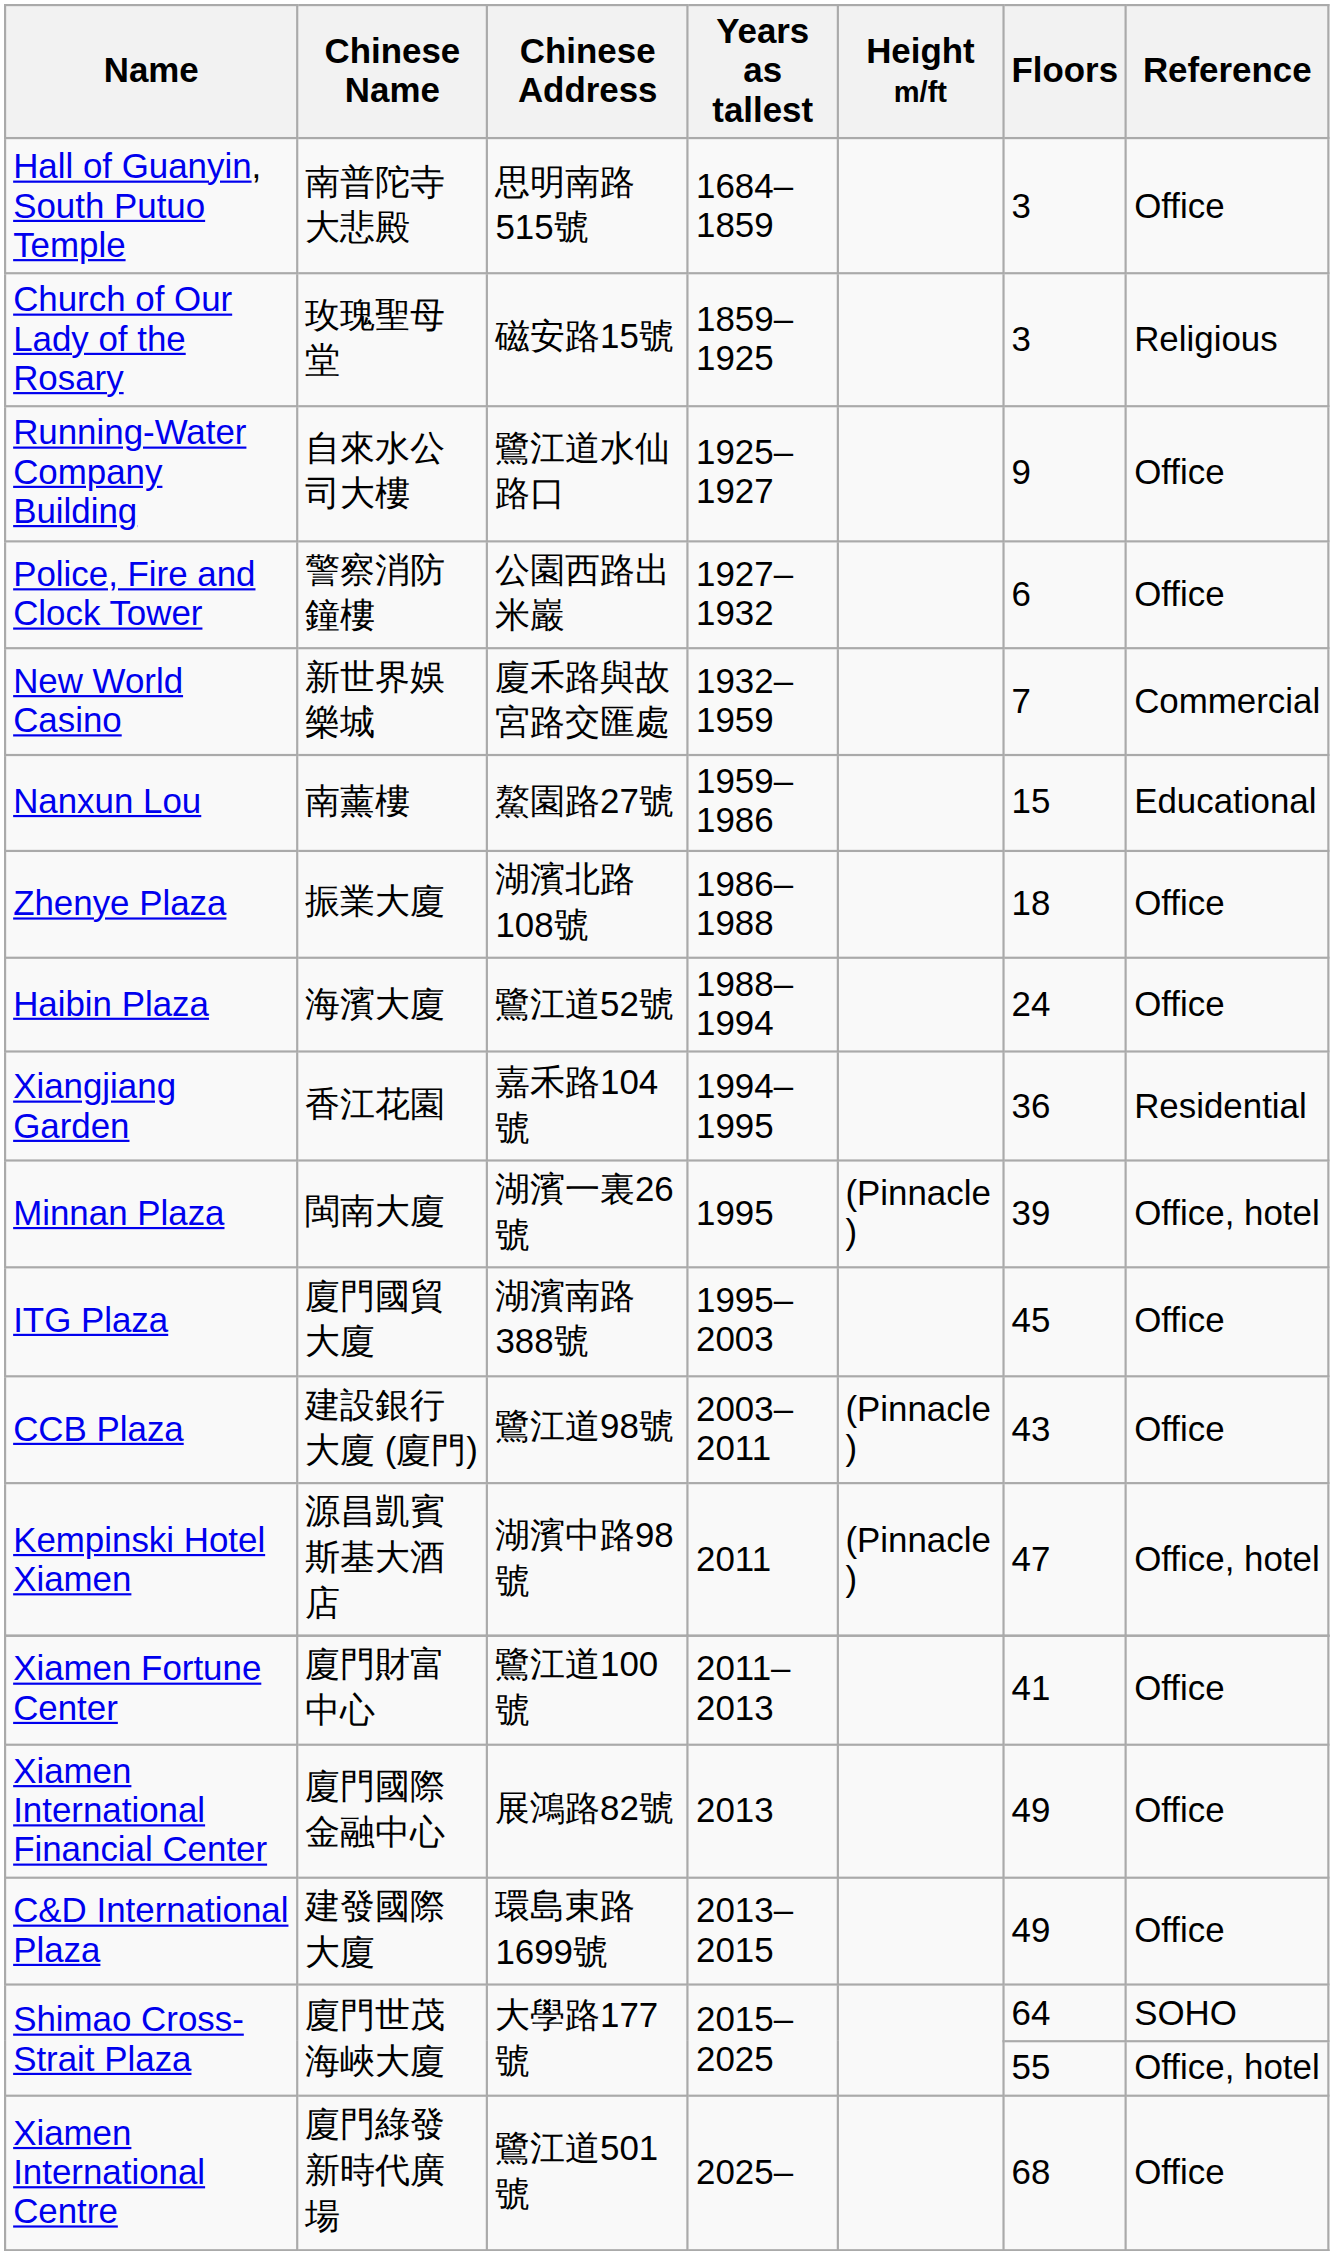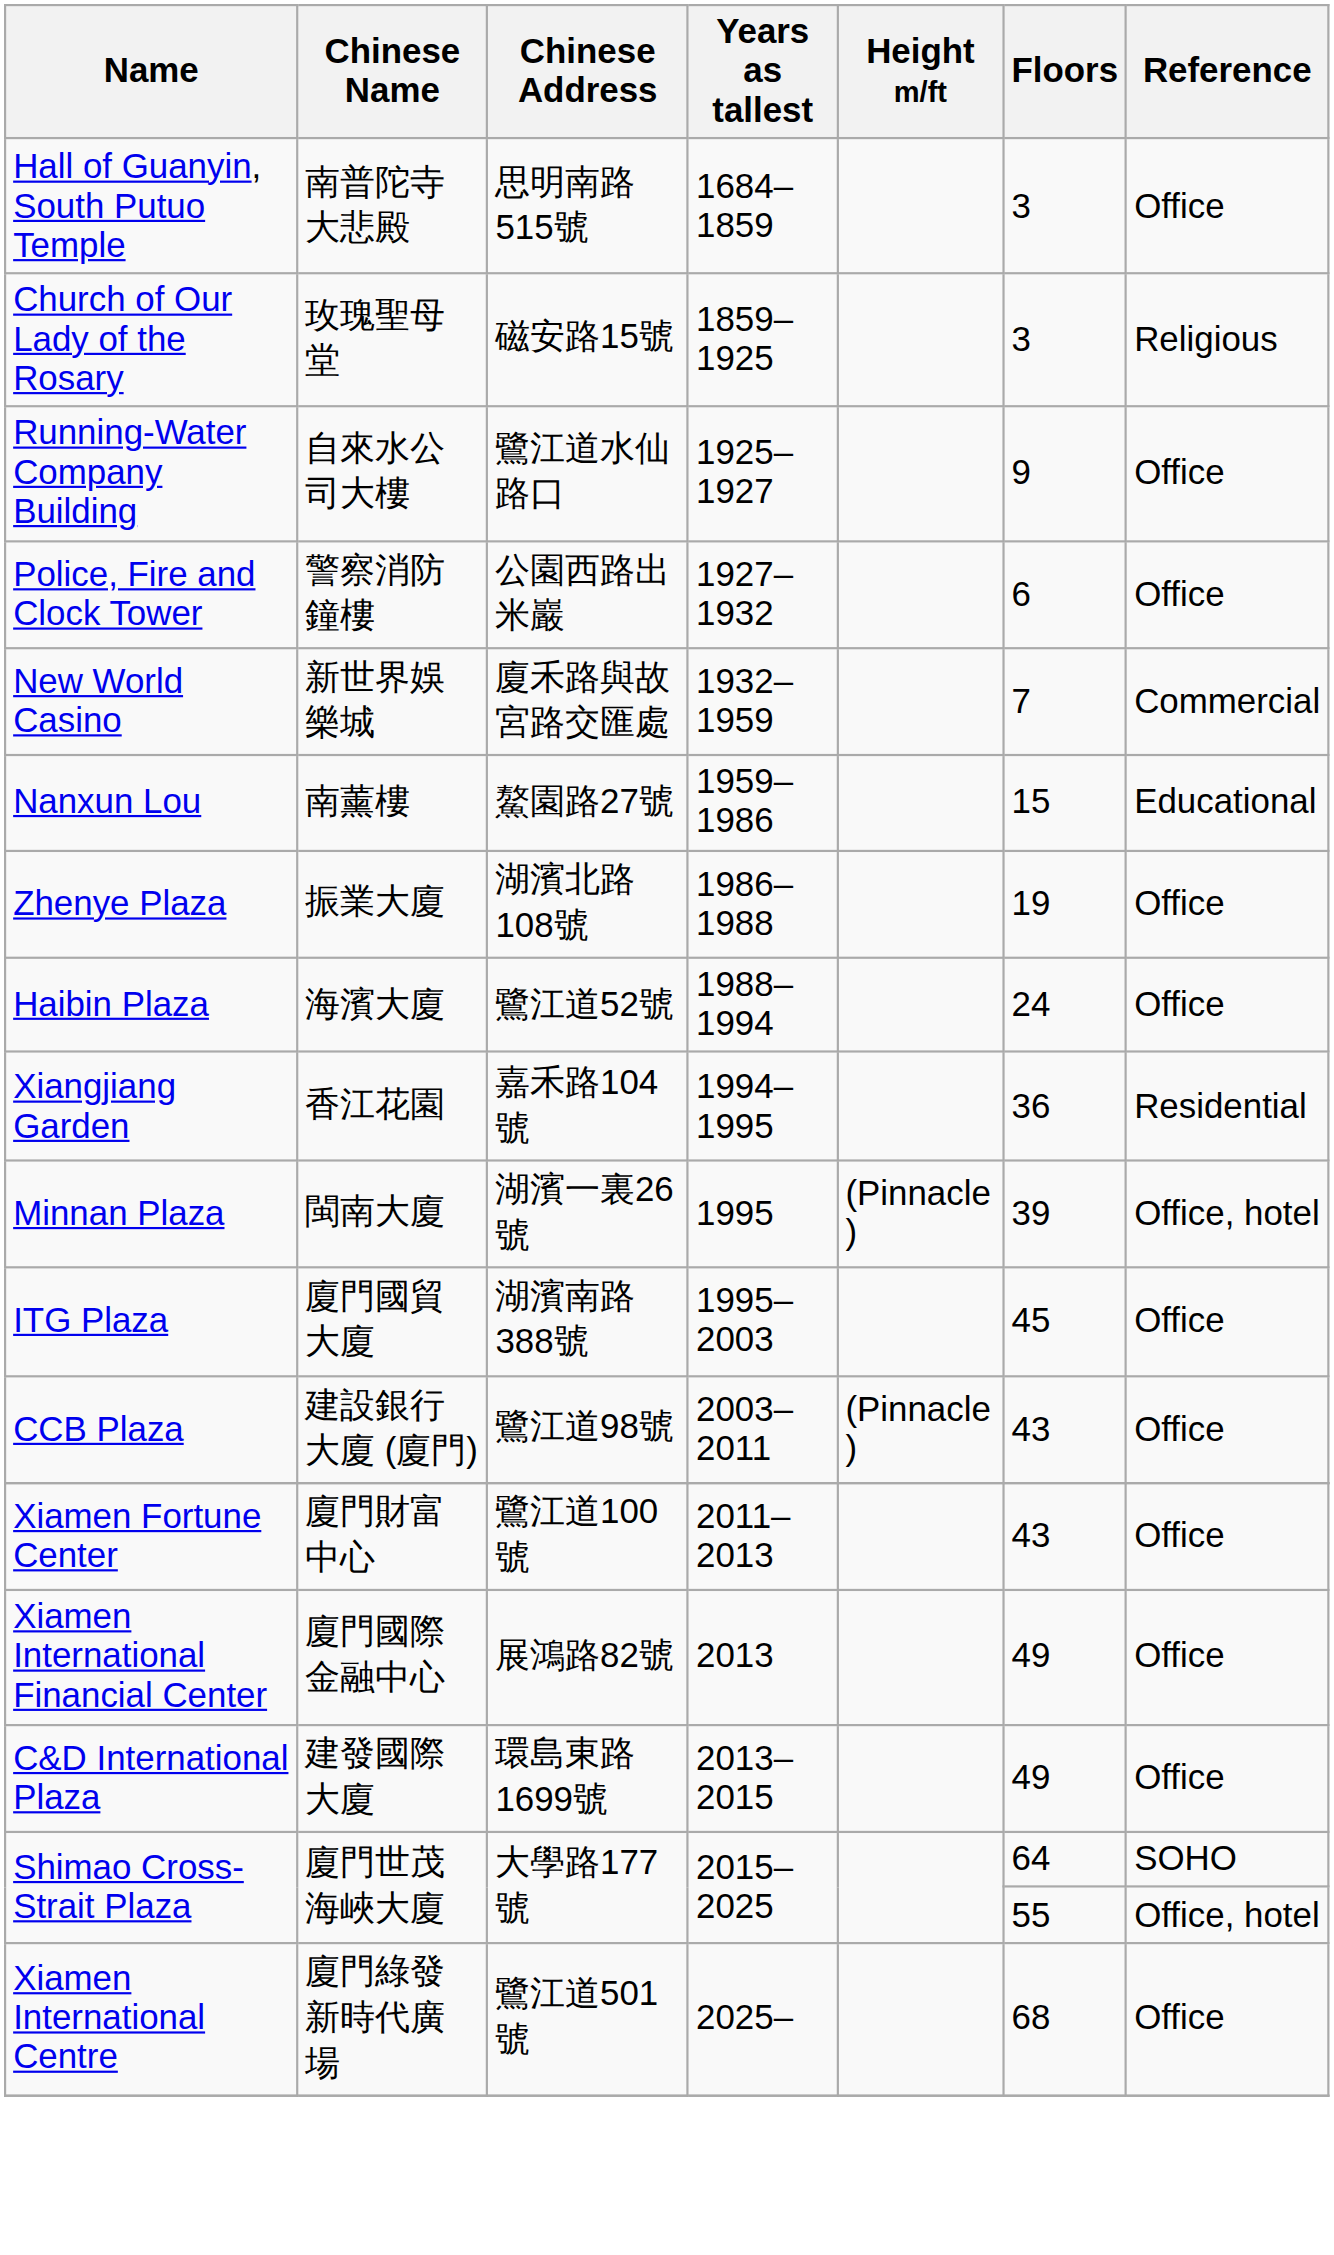(1031, 903) 18 -> (1031, 903) 19
- row: (139, 1558)
(1031, 1689) 41 -> (1031, 1536) 43
